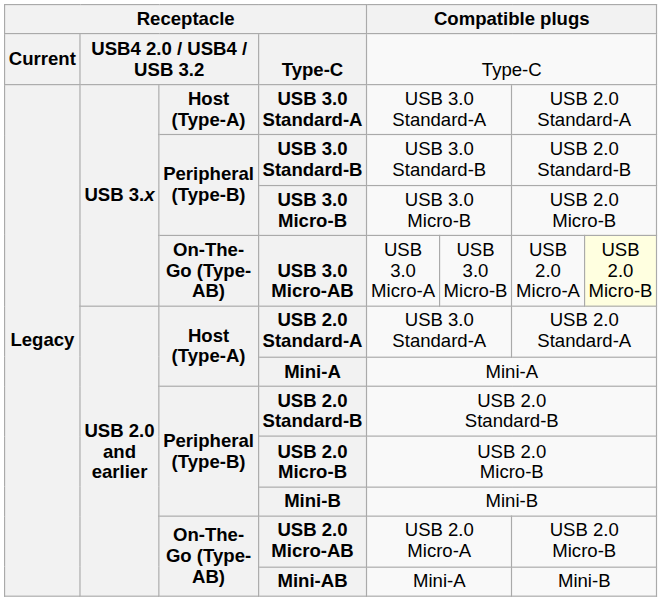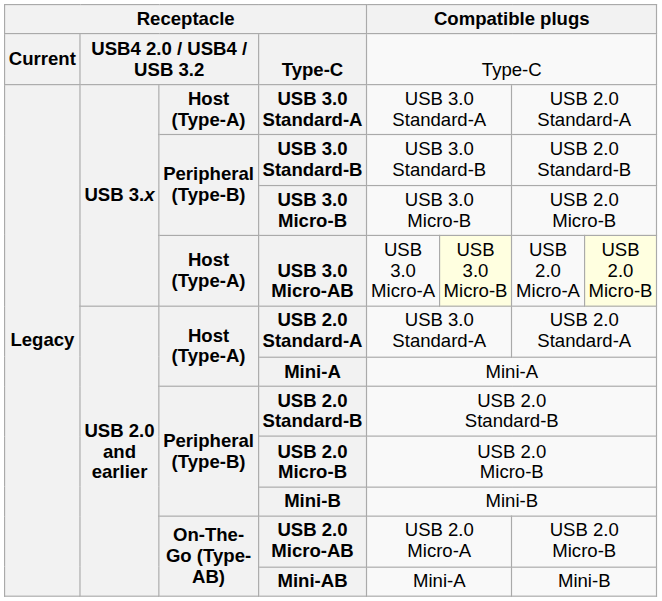(209, 270) On-The-Go (Type-AB) -> (209, 270) Host (Type-A)
(476, 270) no background -> (476, 270) lightyellow background
